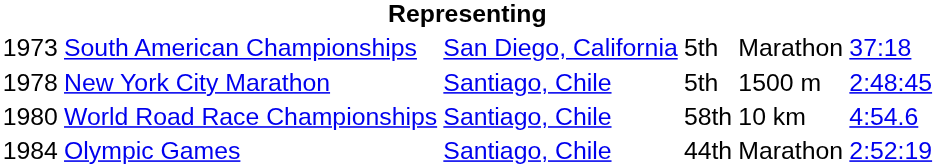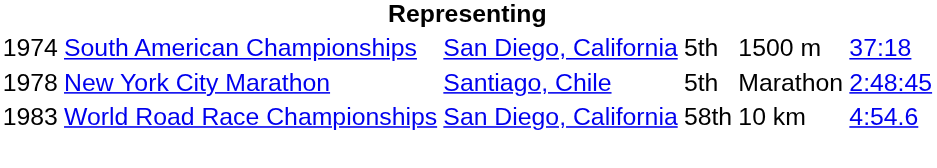(30, 48) 1973 -> (30, 48) 1974
(791, 48) Marathon -> (780, 48) 1500 m
(780, 82) 1500 m -> (791, 82) Marathon
(30, 116) 1980 -> (30, 116) 1983
(527, 116) Santiago, Chile -> (561, 116) San Diego, California
- row: (152, 150)
